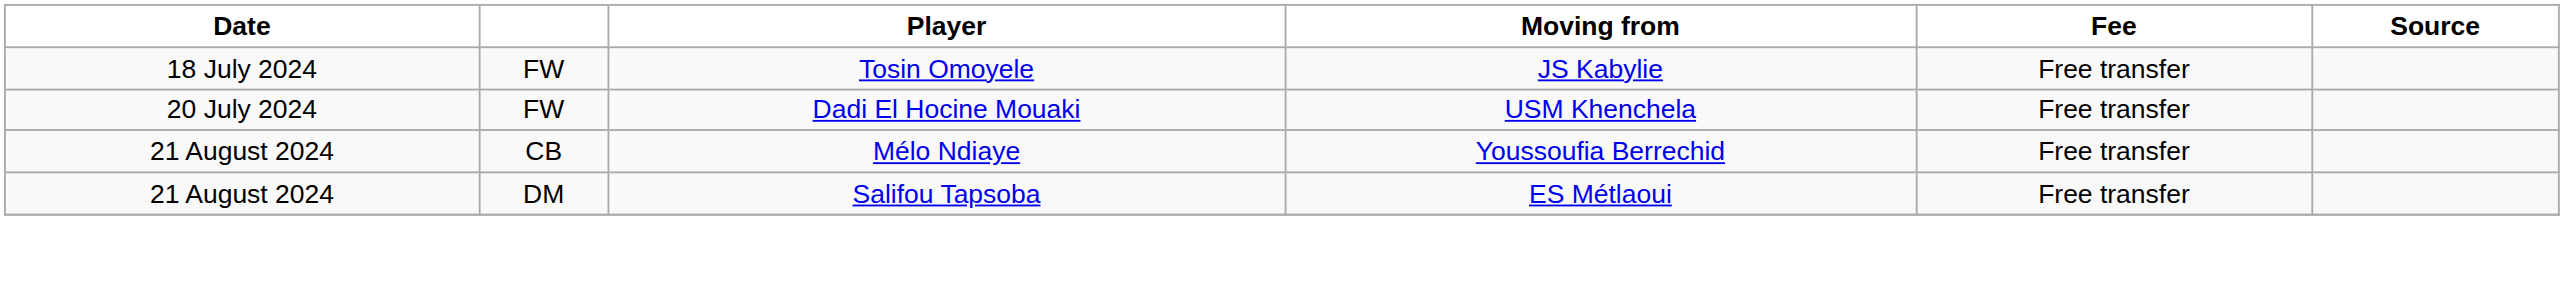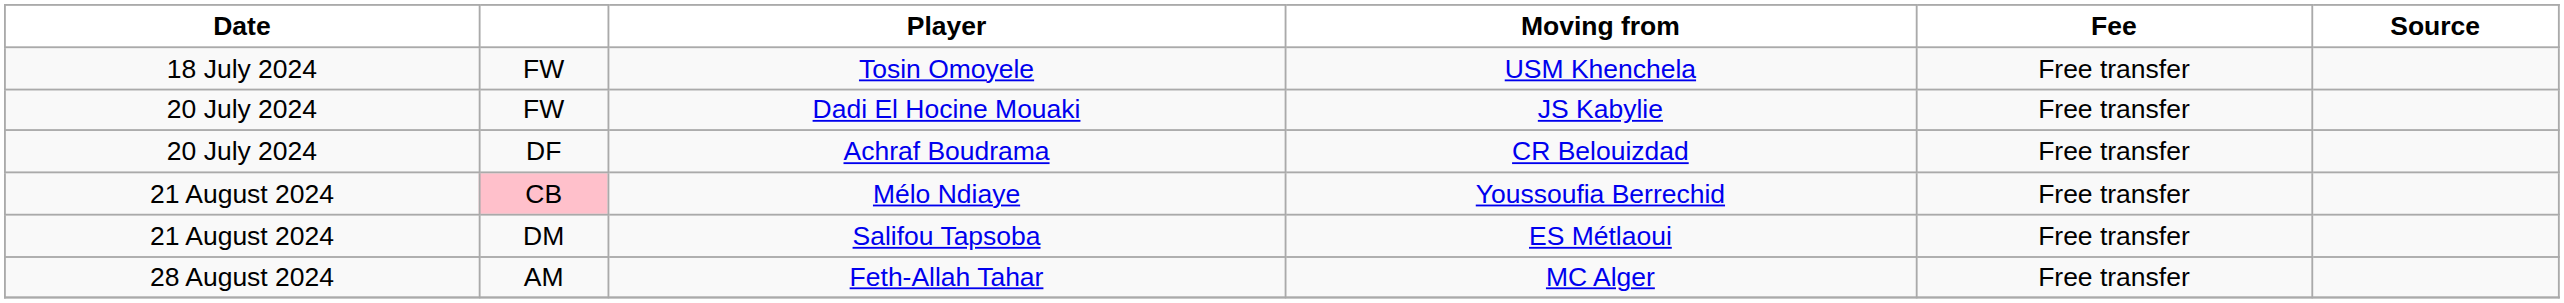(1600, 68) JS Kabylie -> (1600, 68) USM Khenchela
(1600, 110) USM Khenchela -> (1600, 110) JS Kabylie
+ row: (947, 152)
(544, 152) no background -> (544, 194) pink background
+ row: (947, 277)
